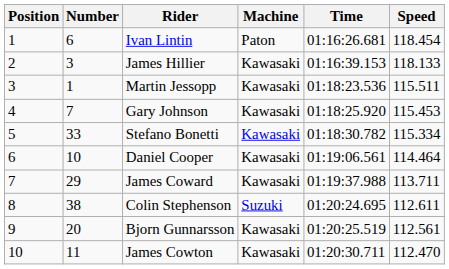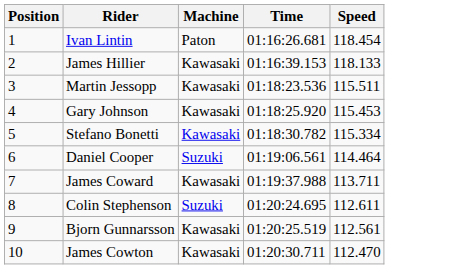- column: (92, 16)
(271, 157) Kawasaki -> (202, 157) Suzuki
